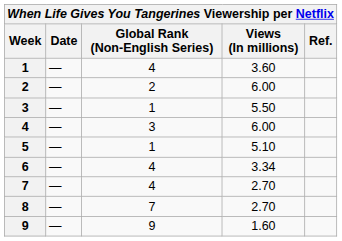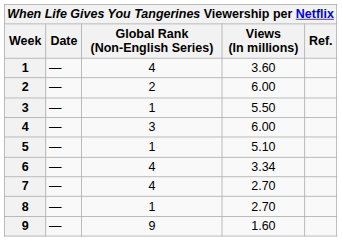(152, 206) 7 -> (152, 206) 1
